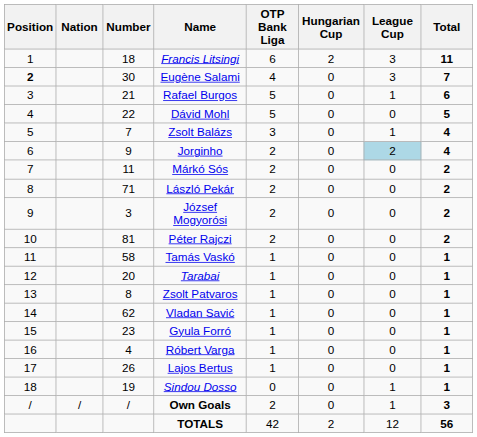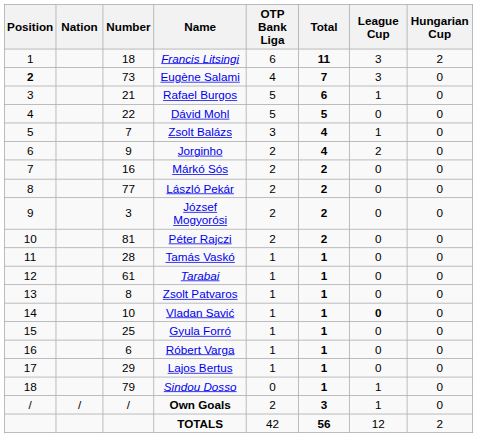columns swapped: (331, 27) <-> (447, 27)
(128, 77) 30 -> (128, 77) 73
(392, 151) lightblue background -> (378, 151) no background
(128, 170) 11 -> (128, 170) 16
(128, 188) 71 -> (128, 188) 77
(128, 257) 58 -> (128, 257) 28
(128, 275) 20 -> (128, 275) 61
(128, 313) 62 -> (128, 313) 10
(392, 313) normal -> (378, 313) bold
(128, 331) 23 -> (128, 331) 25
(128, 350) 4 -> (128, 350) 6
(128, 368) 26 -> (128, 368) 29
(128, 387) 19 -> (128, 387) 79
